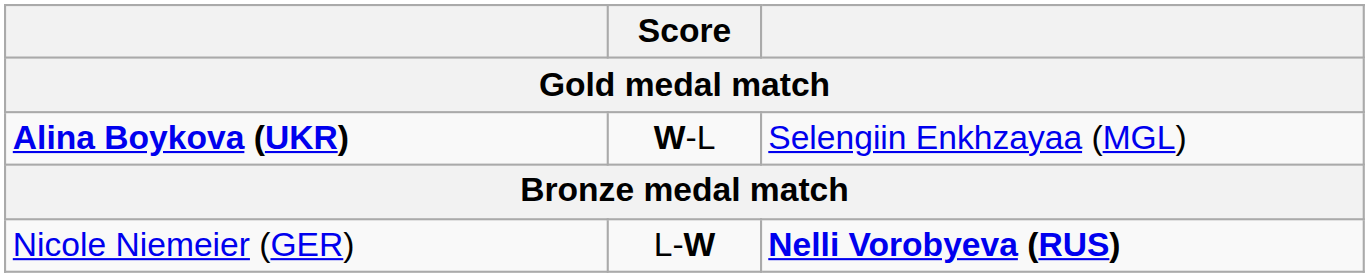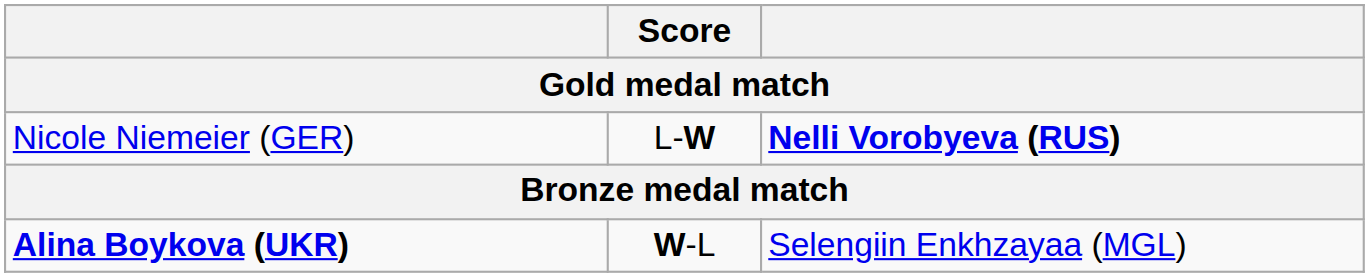rows swapped: (181, 137) <-> (184, 244)
